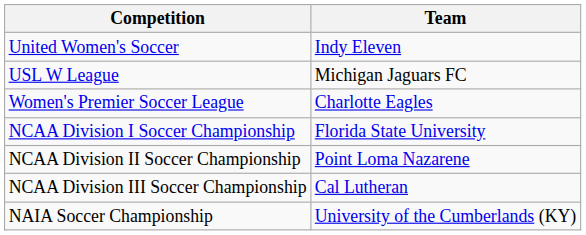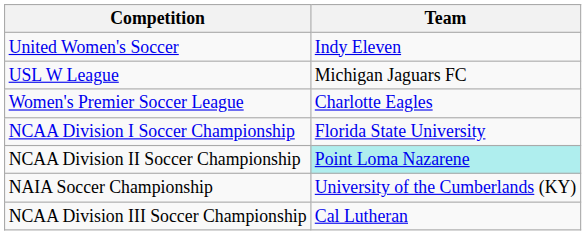(392, 159) no background -> (392, 159) paleturquoise background
rows swapped: (158, 187) <-> (111, 215)
